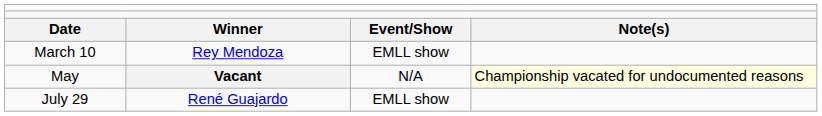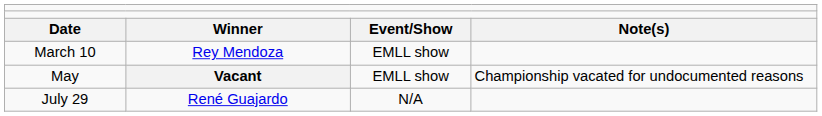(411, 76) N/A -> (411, 76) EMLL show
(639, 76) lightyellow background -> (639, 76) no background
(411, 99) EMLL show -> (411, 99) N/A
